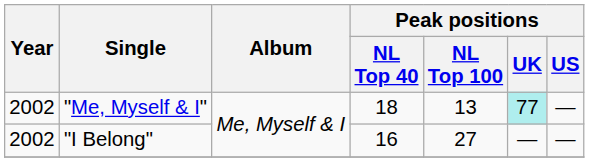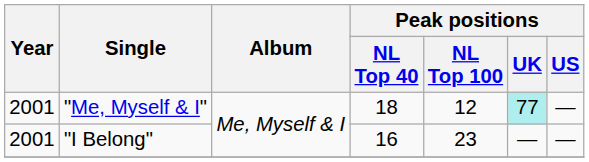(32, 107) 2002 -> (32, 107) 2001
(465, 107) 13 -> (465, 107) 12
(32, 140) 2002 -> (32, 140) 2001
(465, 140) 27 -> (465, 140) 23
